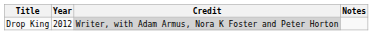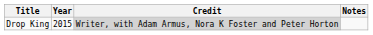(62, 24) 2012 -> (62, 24) 2015
